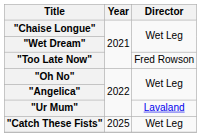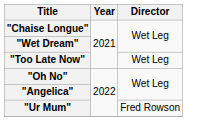(164, 60) Fred Rowson -> (150, 60) Wet Leg
(164, 108) Lavaland -> (150, 108) Fred Rowson
- row: (55, 124)
